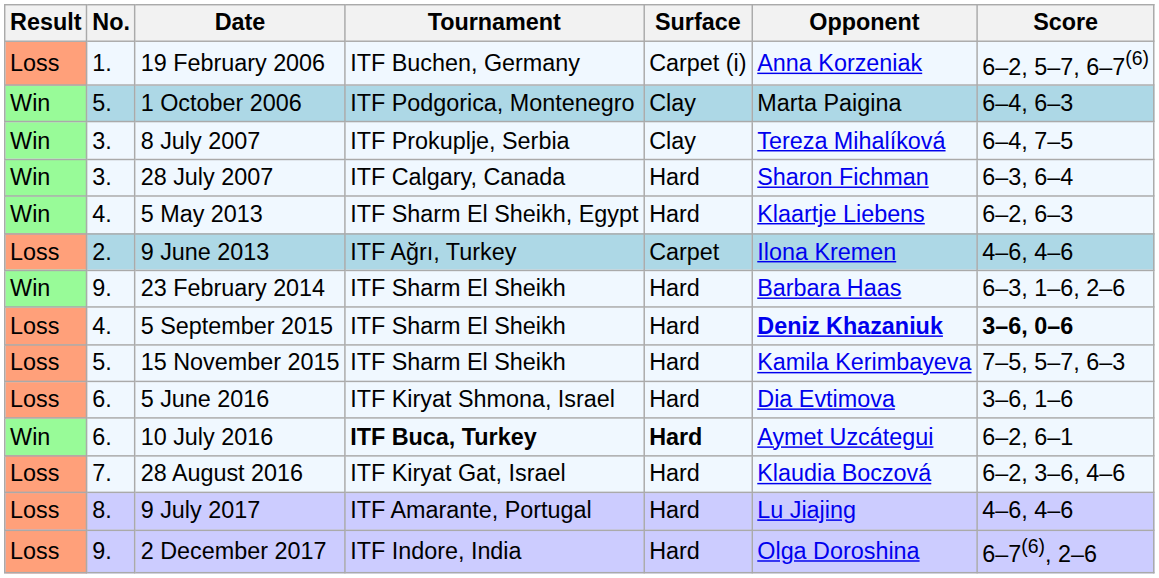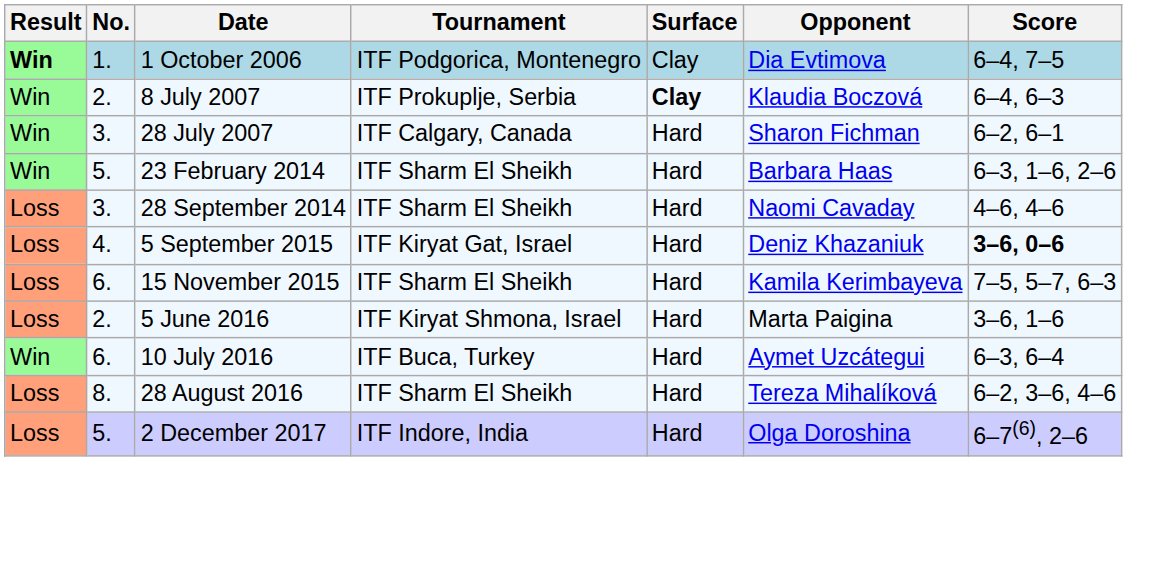- row: (233, 63)
(30, 103) normal -> (31, 60) bold
(102, 103) 5. -> (102, 60) 1.
(829, 103) Marta Paigina -> (817, 60) Dia Evtimova
(1028, 103) 6–4, 6–3 -> (1019, 60) 6–4, 7–5
(102, 140) 3. -> (102, 97) 2.
(673, 140) normal -> (676, 97) bold
(851, 140) Tereza Mihalíková -> (835, 97) Klaudia Boczová
(1028, 140) 6–4, 7–5 -> (1019, 97) 6–4, 6–3
(1028, 177) 6–3, 6–4 -> (1019, 134) 6–2, 6–1
- row: (202, 214)
- row: (205, 251)
(102, 288) 9. -> (102, 171) 5.
+ row: (243, 208)
(458, 325) ITF Sharm El Sheikh -> (464, 245) ITF Kiryat Gat, Israel
(850, 325) bold -> (836, 245) normal
(102, 362) 5. -> (102, 282) 6.
(102, 399) 6. -> (102, 319) 2.
(826, 399) Dia Evtimova -> (820, 319) Marta Paigina
(443, 436) bold -> (446, 356) normal
(676, 436) bold -> (677, 356) normal
(1028, 436) 6–2, 6–1 -> (1019, 356) 6–3, 6–4
(102, 473) 7. -> (102, 393) 8.
(458, 473) ITF Kiryat Gat, Israel -> (464, 393) ITF Sharm El Sheikh
(844, 473) Klaudia Boczová -> (842, 393) Tereza Mihalíková
- row: (200, 510)
(102, 551) 9. -> (102, 433) 5.
